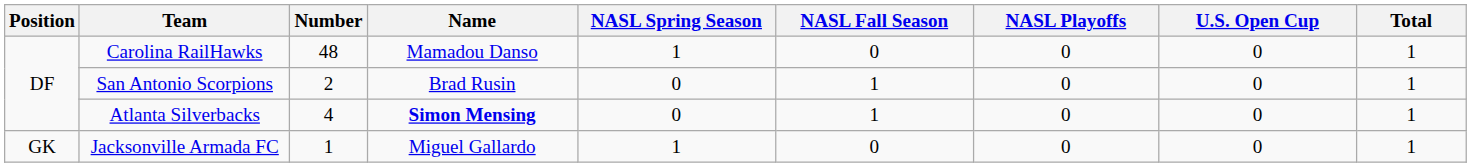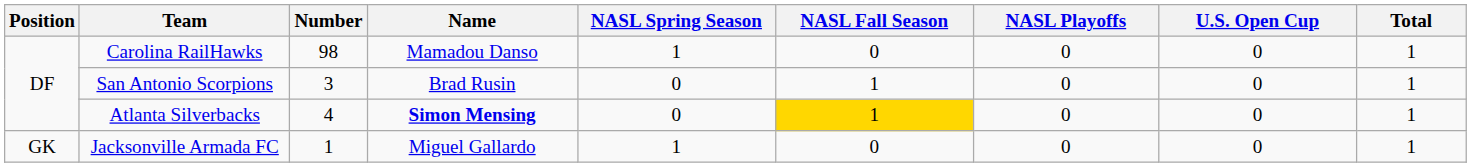(328, 52) 48 -> (328, 52) 98
(328, 83) 2 -> (328, 83) 3
(874, 115) no background -> (874, 115) gold background
